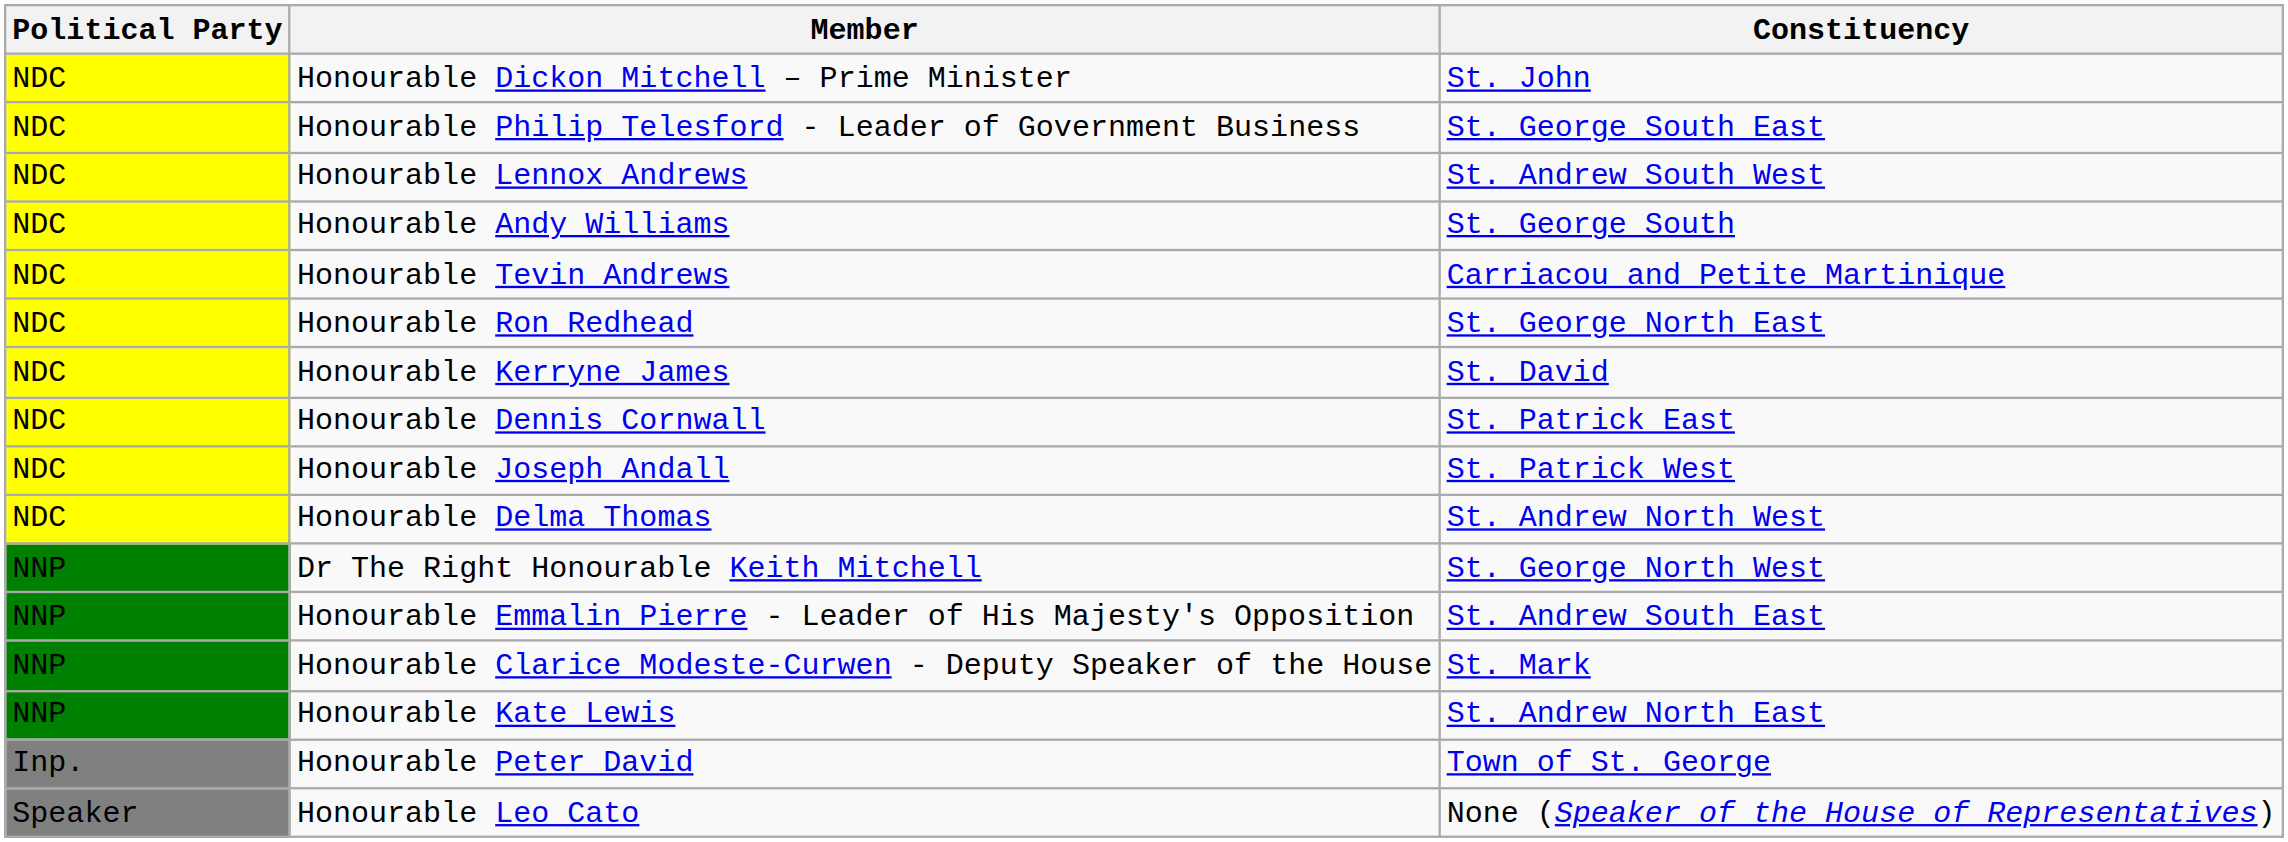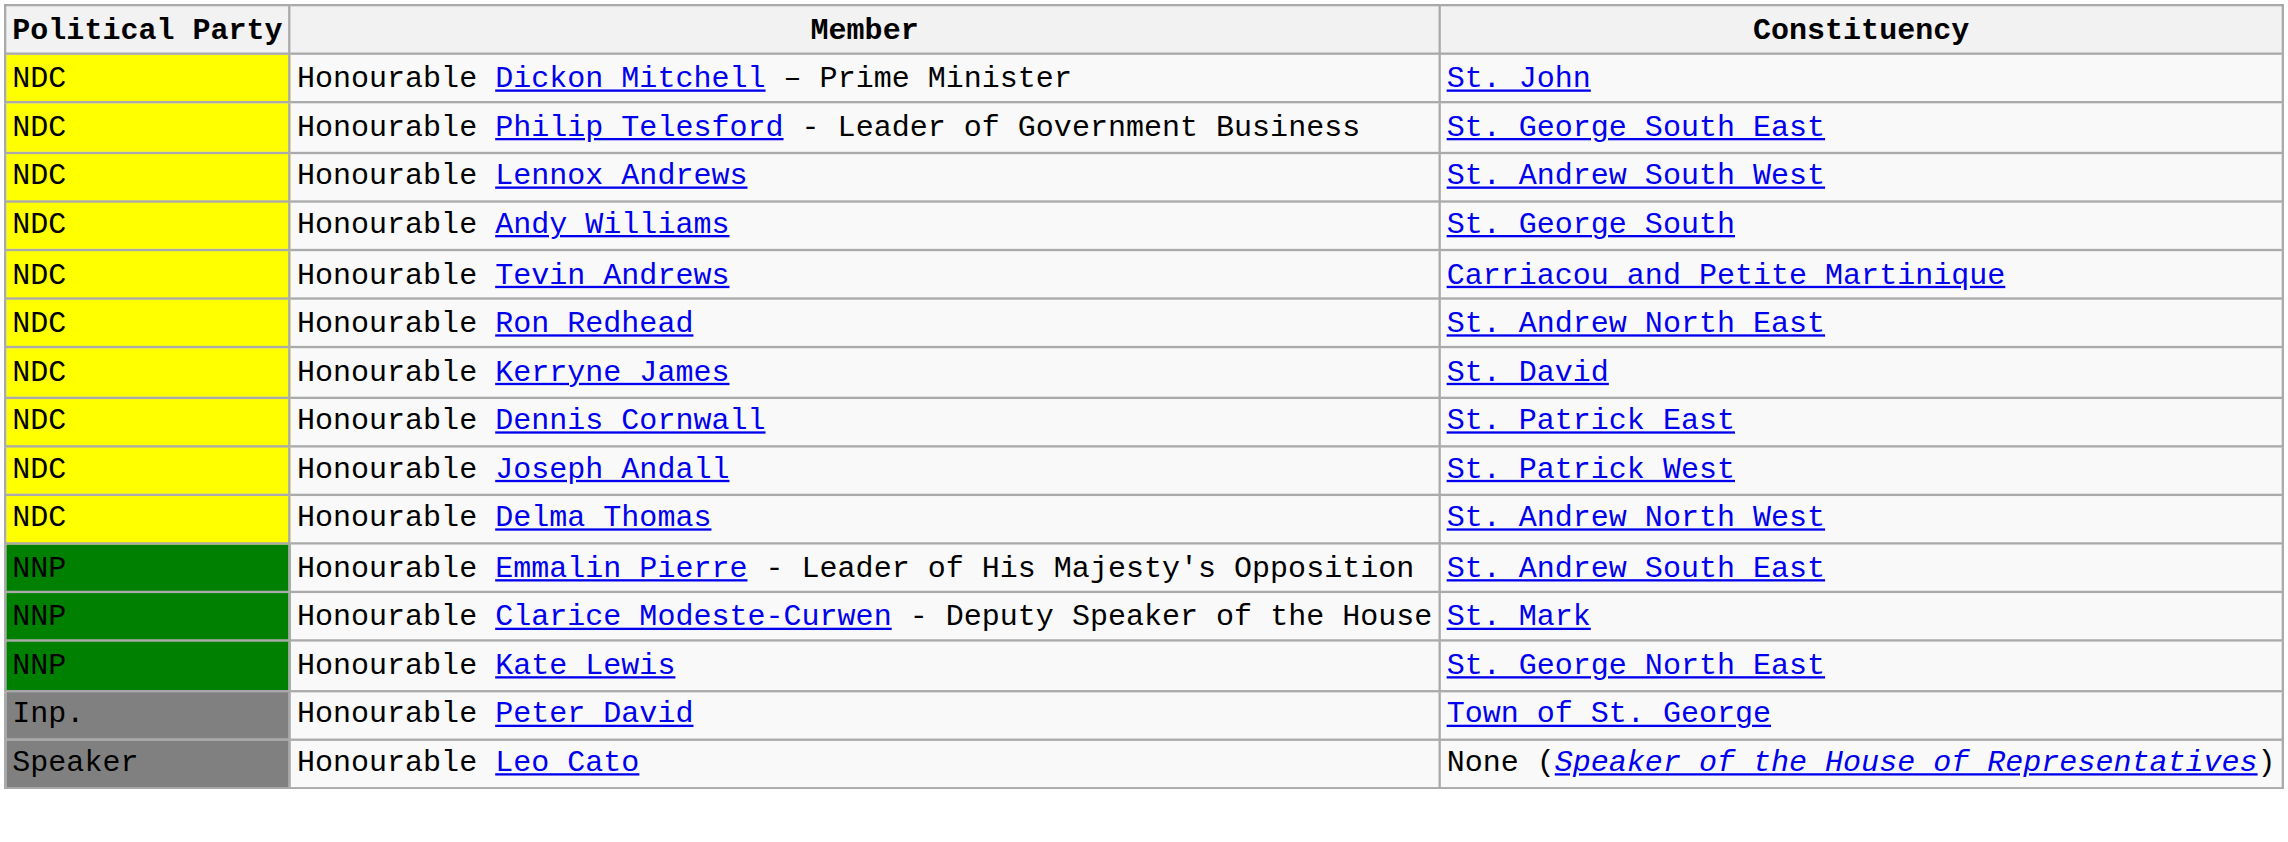(1636, 323) St. George North East -> (1636, 323) St. Andrew North East
- row: (639, 568)
(1636, 715) St. Andrew North East -> (1636, 666) St. George North East
